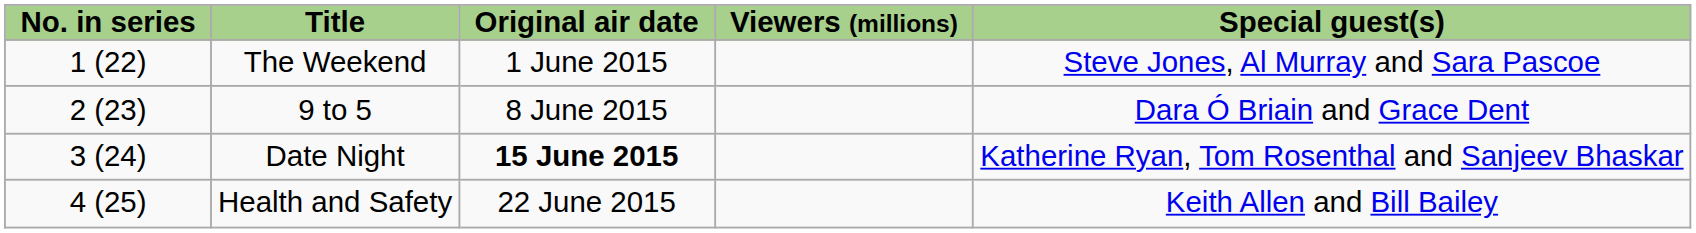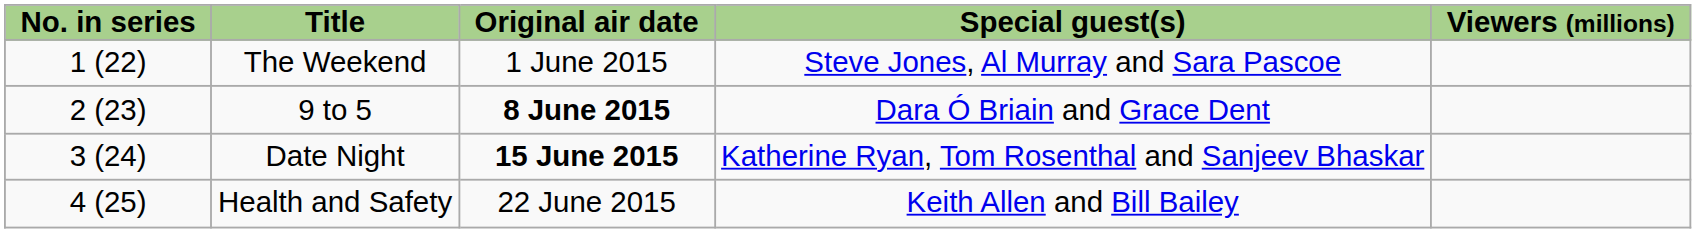columns swapped: (1332, 21) <-> (844, 21)
(587, 109) normal -> (587, 109) bold
